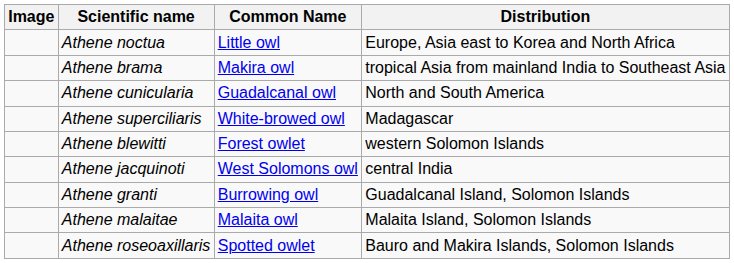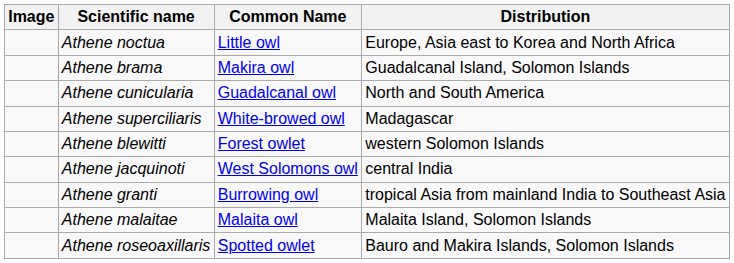(545, 67) tropical Asia from mainland India to Southeast Asia -> (497, 67) Guadalcanal Island, Solomon Islands
(497, 194) Guadalcanal Island, Solomon Islands -> (545, 194) tropical Asia from mainland India to Southeast Asia
